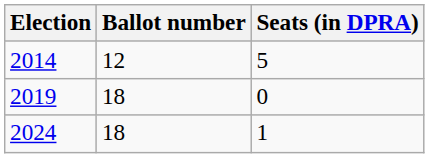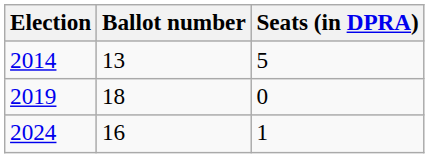(114, 59) 12 -> (114, 59) 13
(114, 133) 18 -> (114, 133) 16
